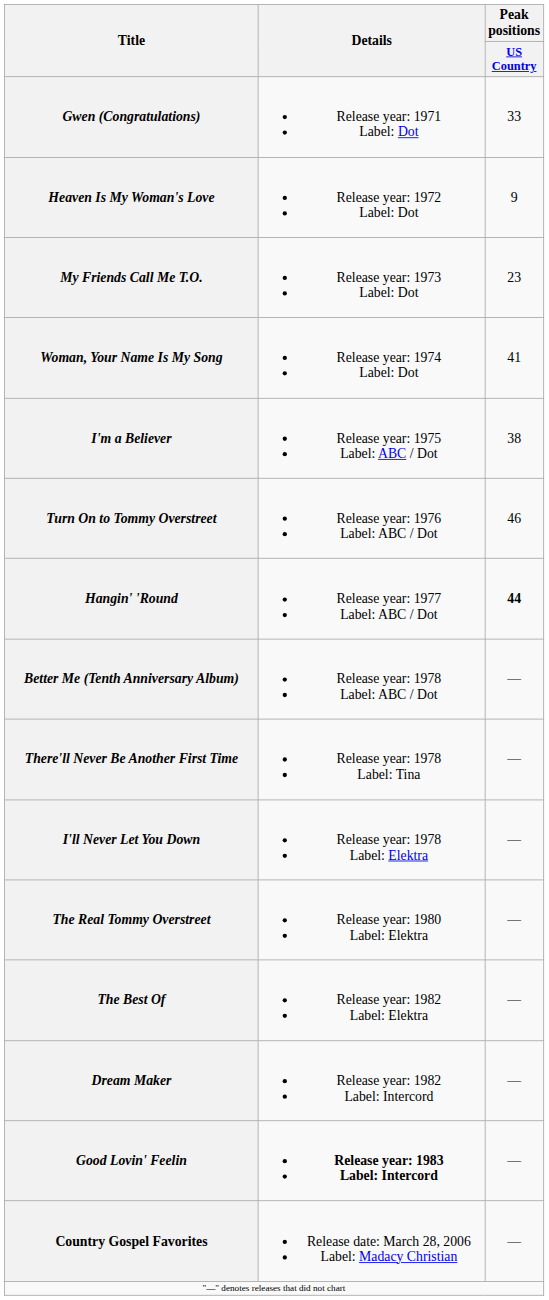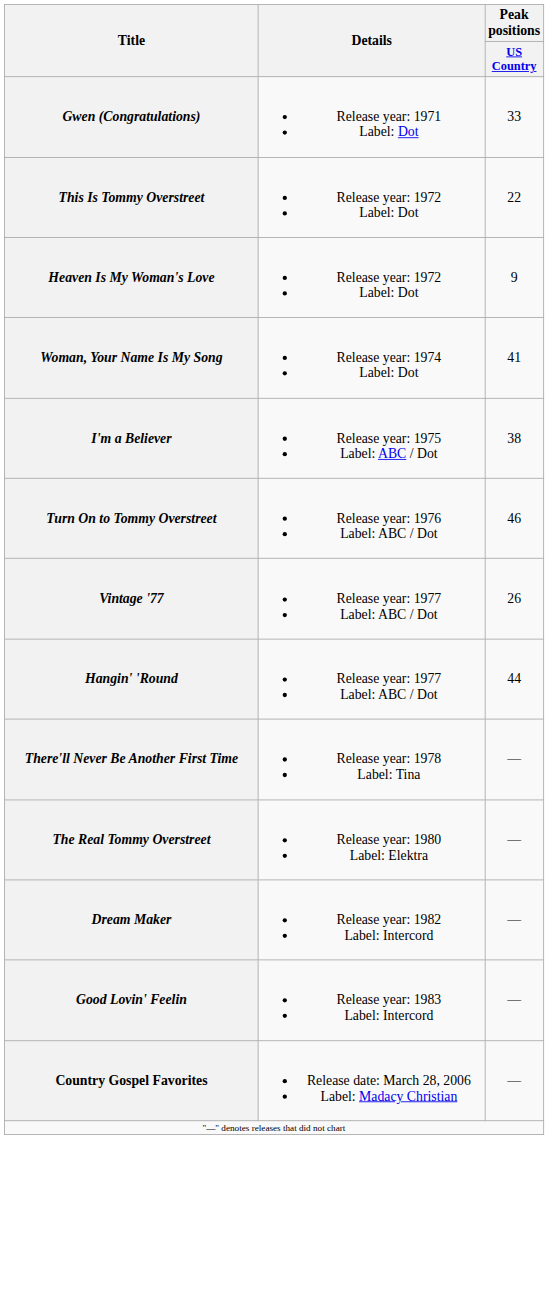+ row: (131, 197)
- row: (131, 277)
+ row: (131, 598)
(514, 598) bold -> (514, 679) normal
- row: (131, 679)
- row: (131, 839)
- row: (131, 1000)
(372, 1169) bold -> (372, 1008) normal
